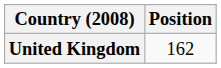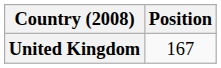(180, 48) 162 -> (180, 48) 167
